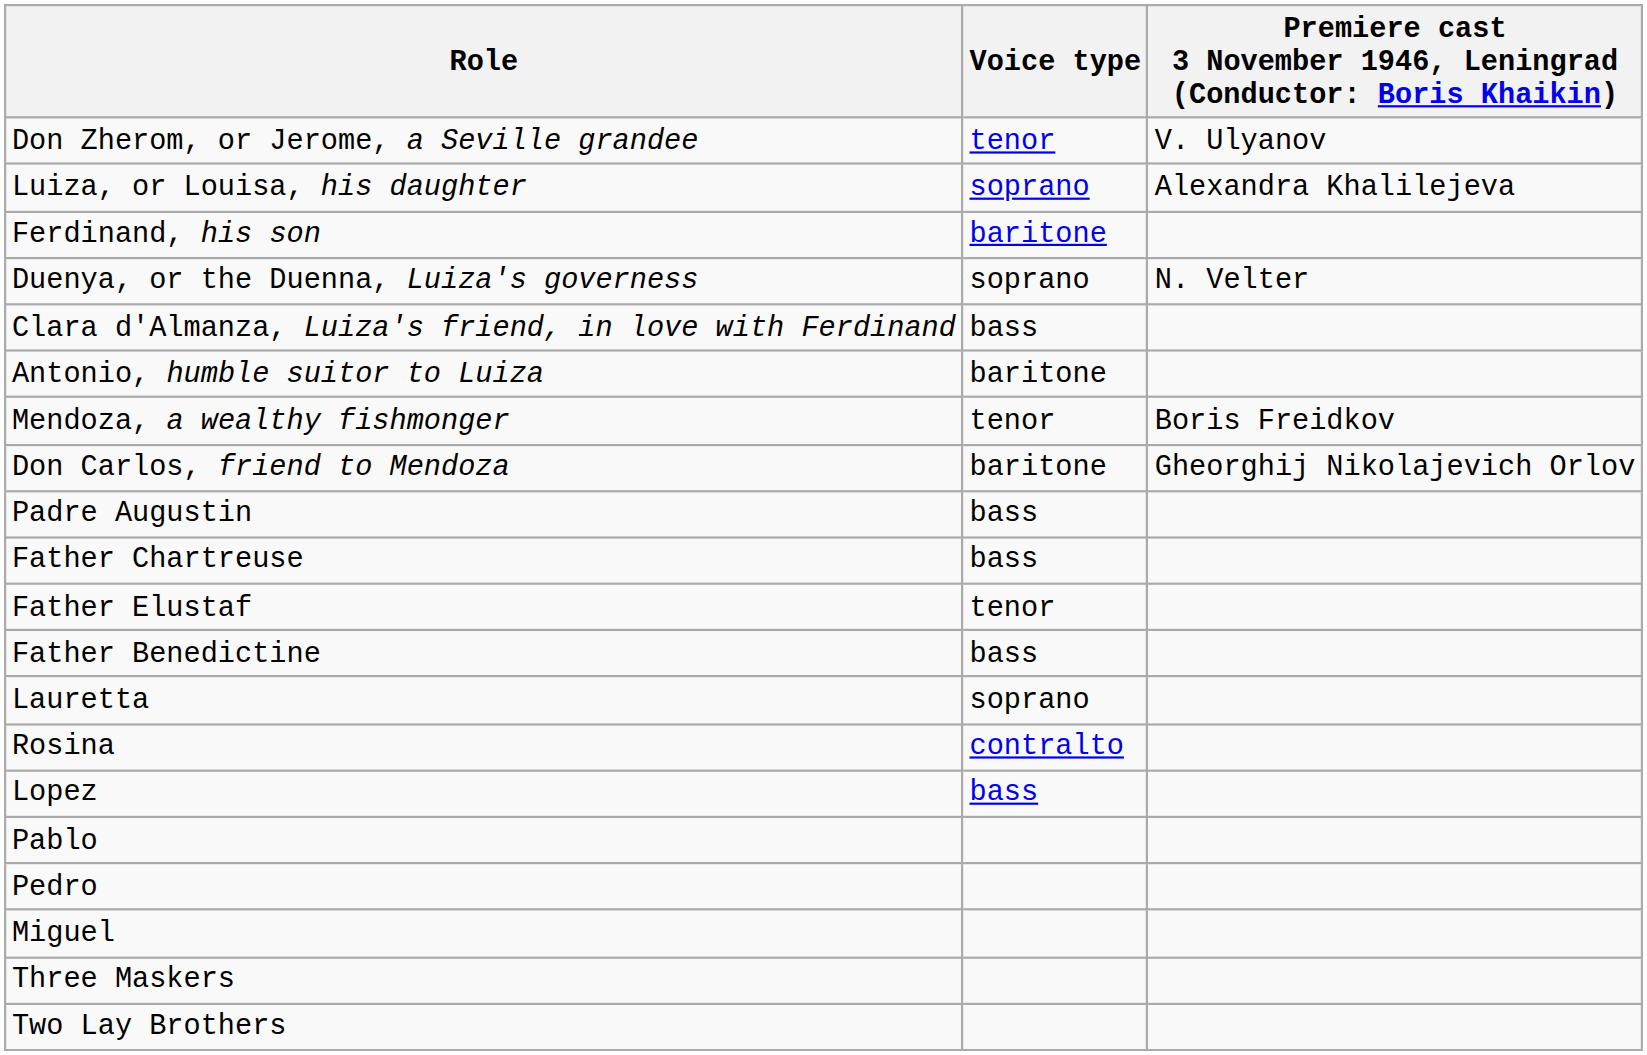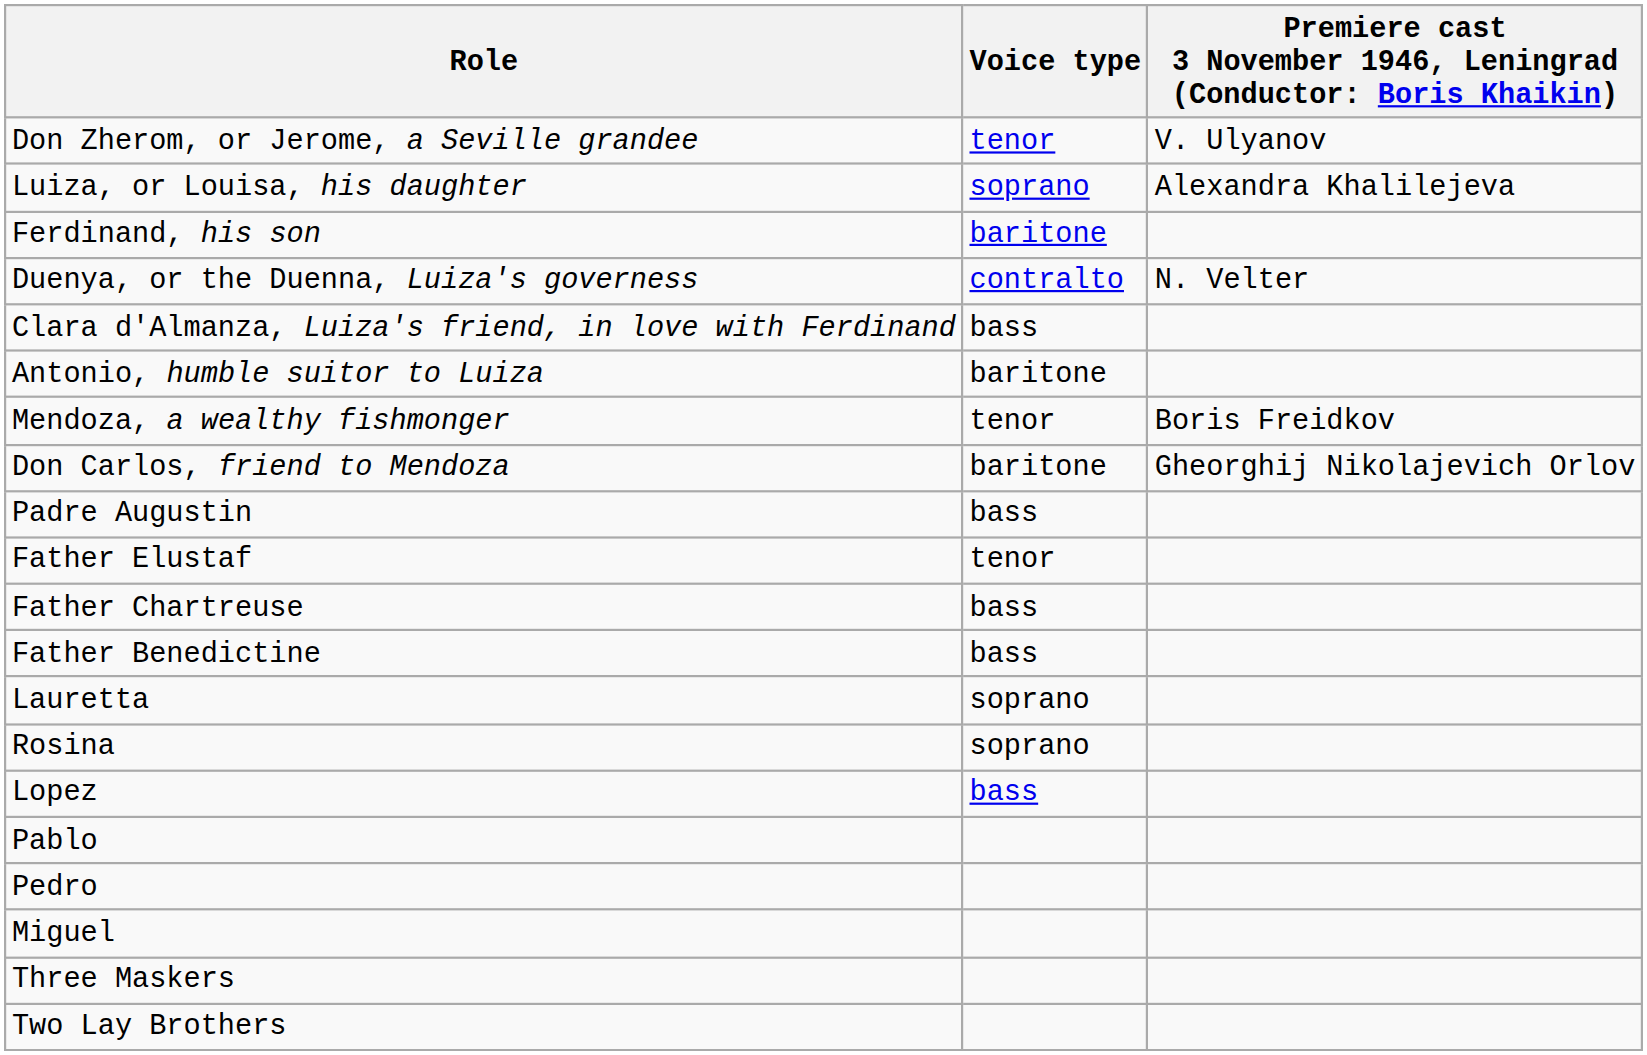(1030, 281) soprano -> (1047, 281) contralto
rows swapped: (132, 607) <-> (158, 561)
(1047, 747) contralto -> (1030, 747) soprano
